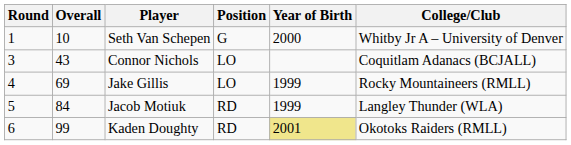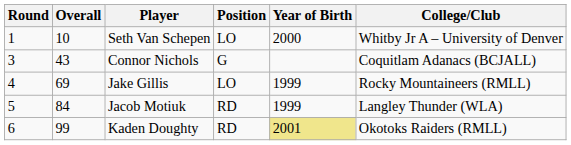(222, 38) G -> (227, 38) LO
(227, 60) LO -> (222, 60) G
